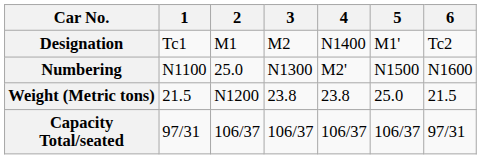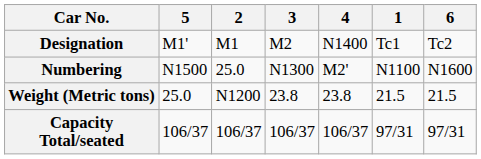columns swapped: (184, 17) <-> (397, 17)
